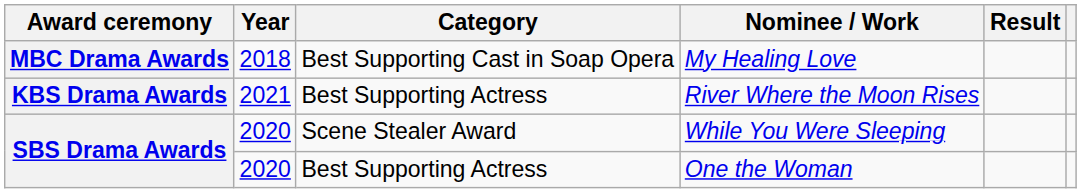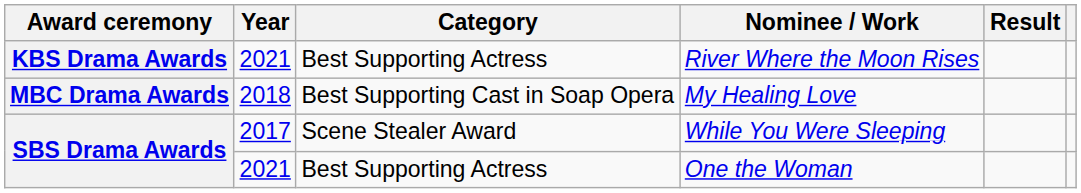rows swapped: (832, 95) <-> (771, 59)
(265, 132) 2020 -> (265, 132) 2017
(265, 168) 2020 -> (265, 168) 2021
